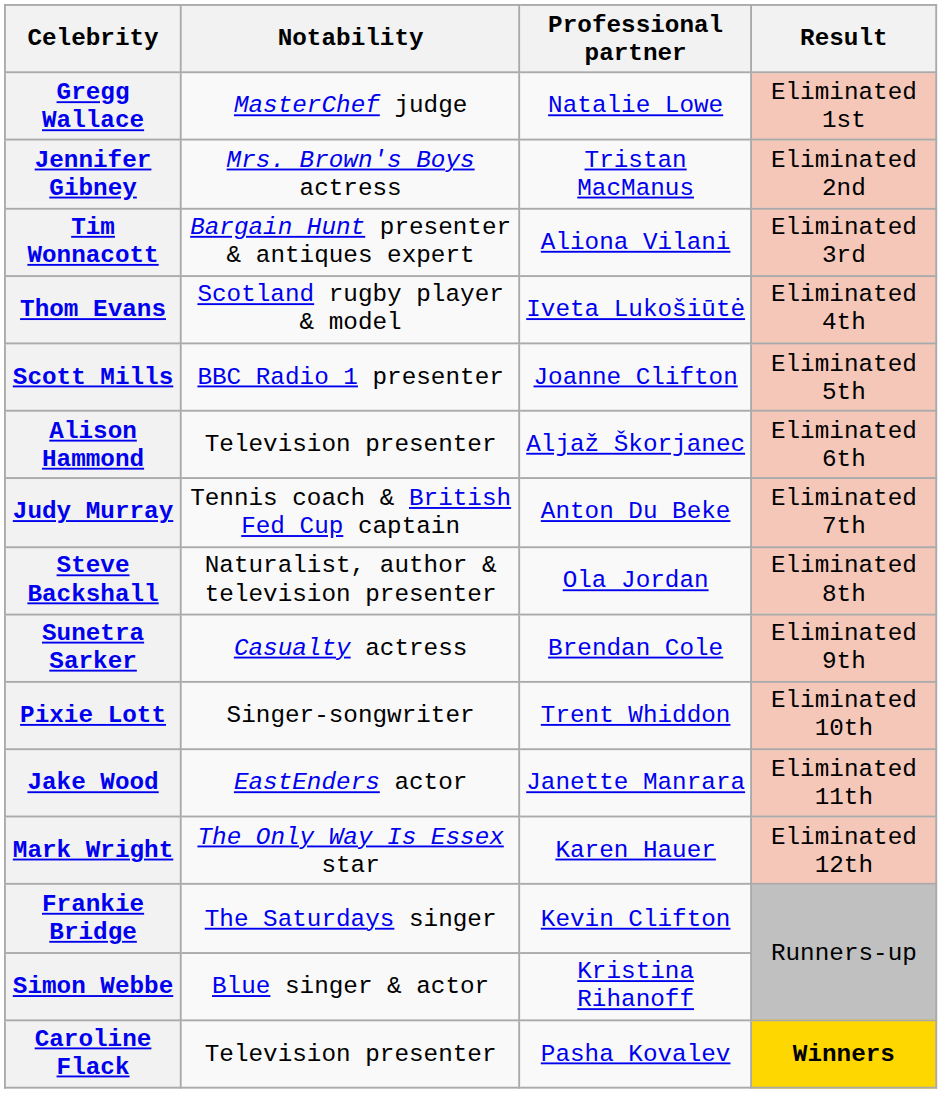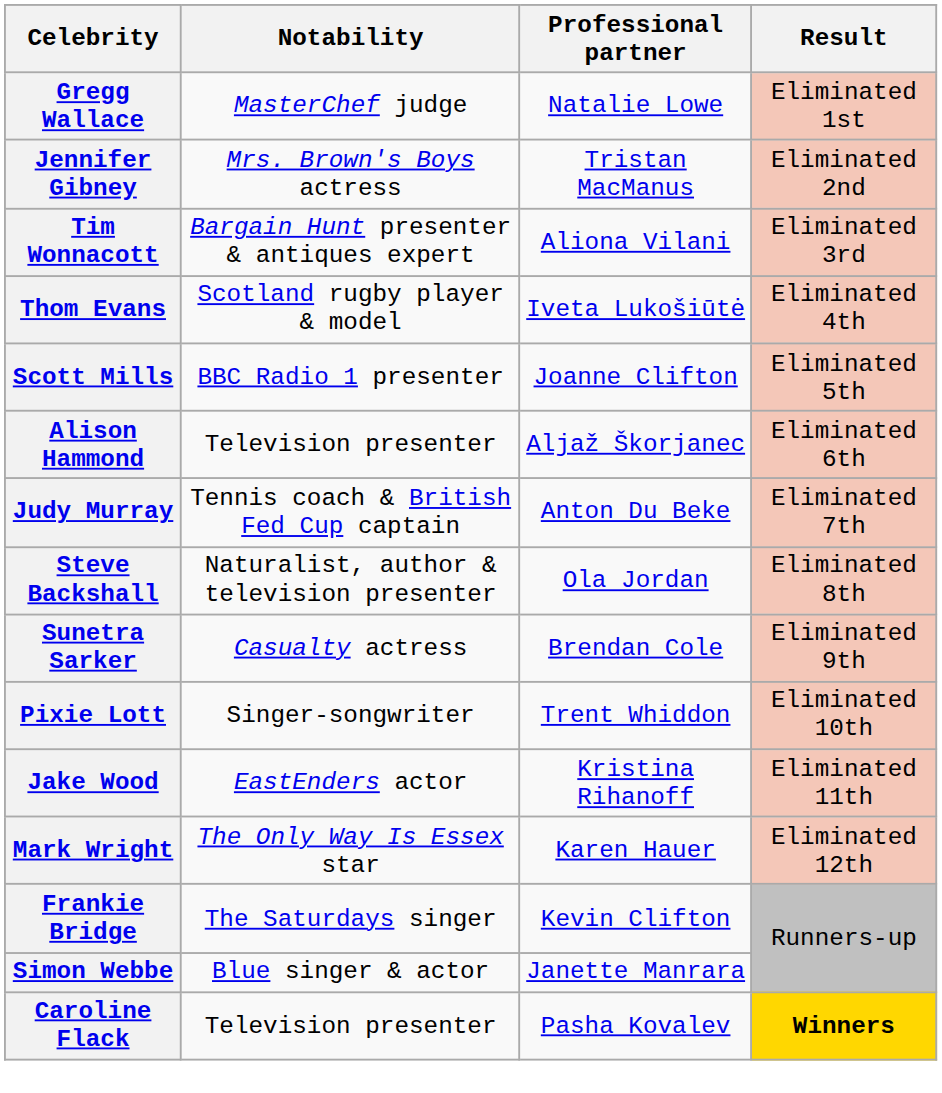(636, 783) Janette Manrara -> (636, 783) Kristina Rihanoff
(636, 986) Kristina Rihanoff -> (636, 972) Janette Manrara
